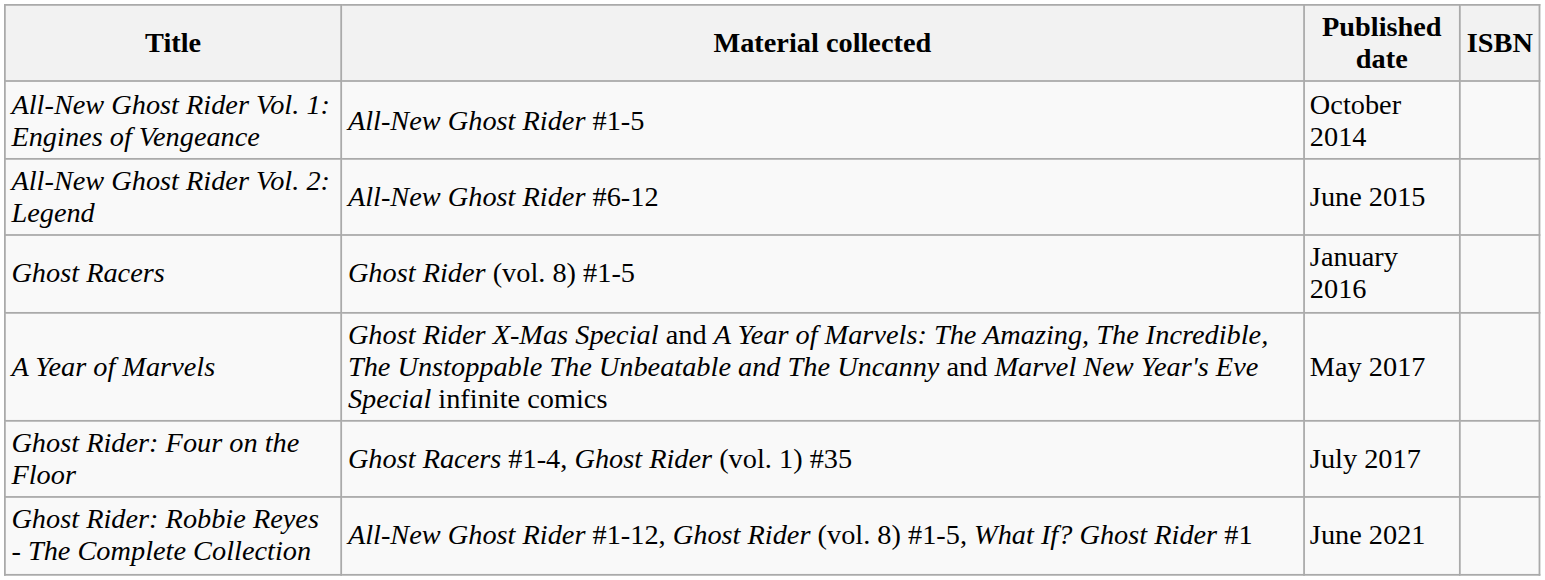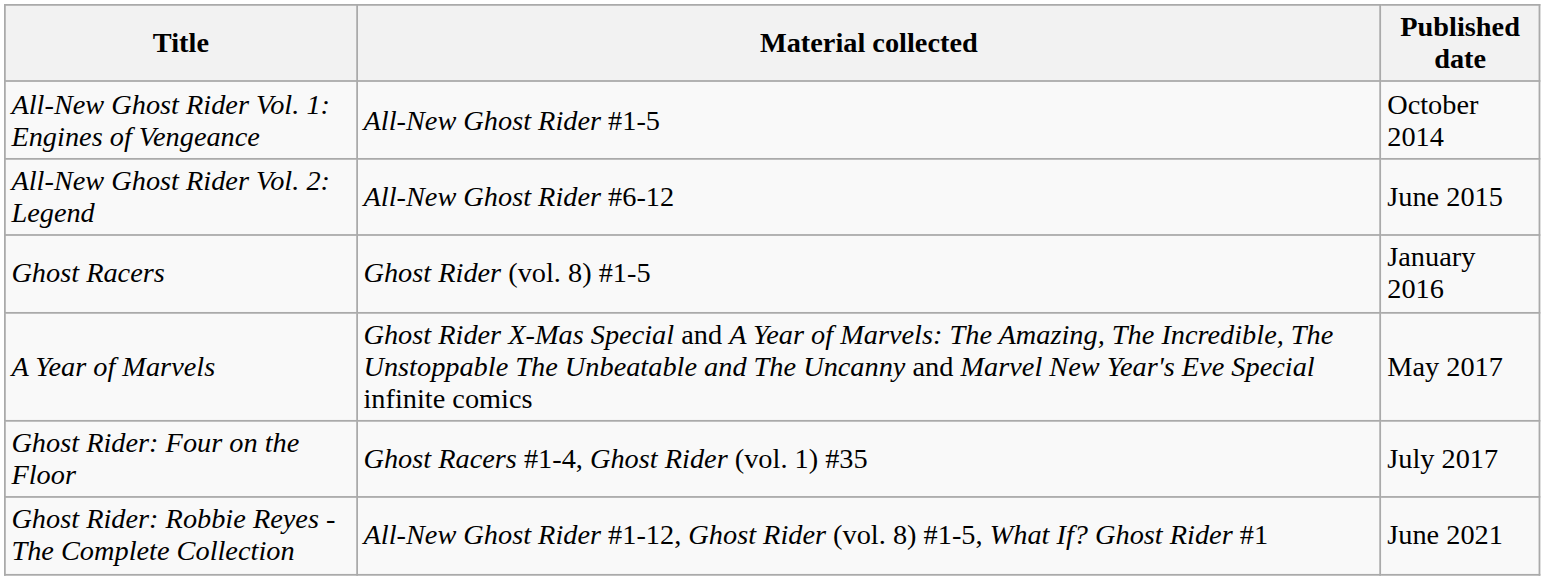- column: (1500, 42)
